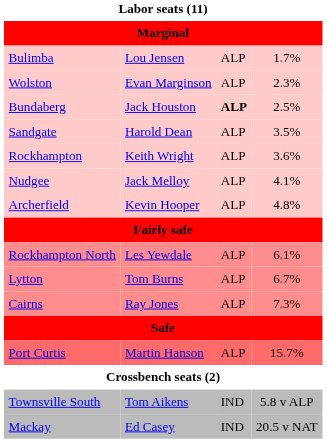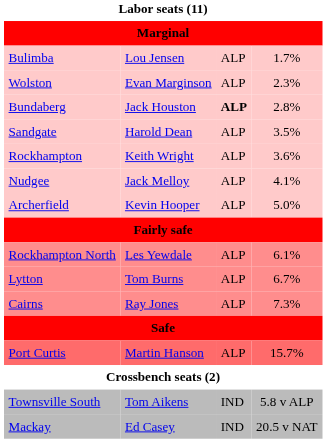(287, 106) 2.5% -> (287, 106) 2.8%
(287, 205) 4.8% -> (287, 205) 5.0%
